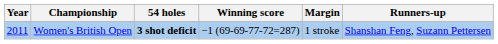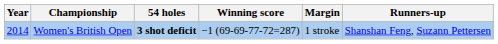(18, 30) 2011 -> (18, 30) 2014
